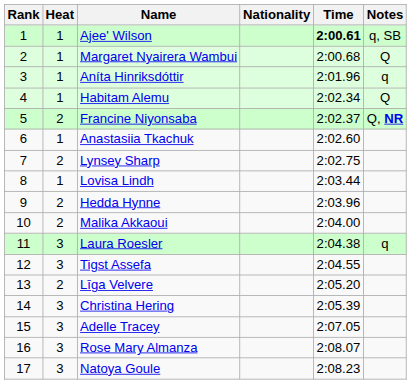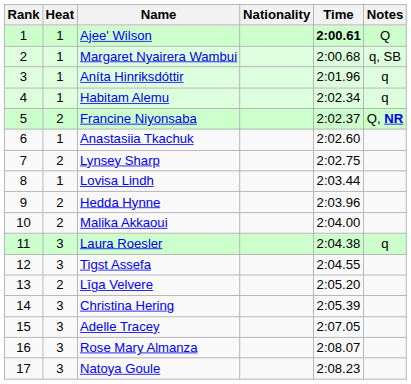(385, 35) q, SB -> (385, 35) Q
(385, 56) Q -> (385, 56) q, SB
(385, 98) Q -> (385, 98) q
